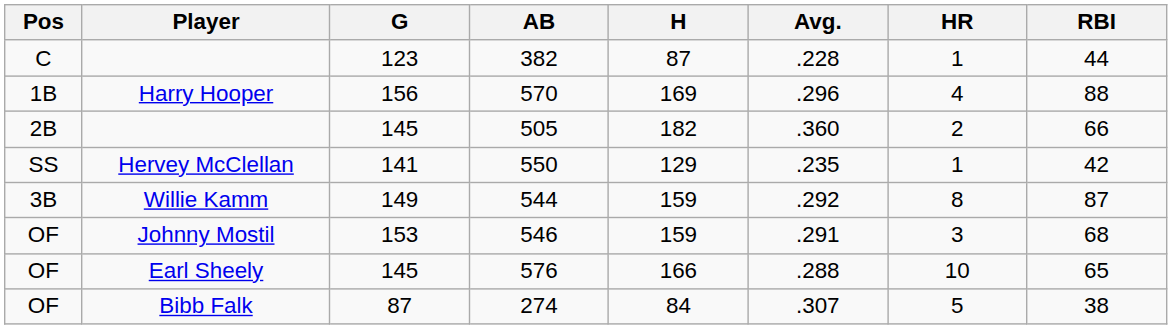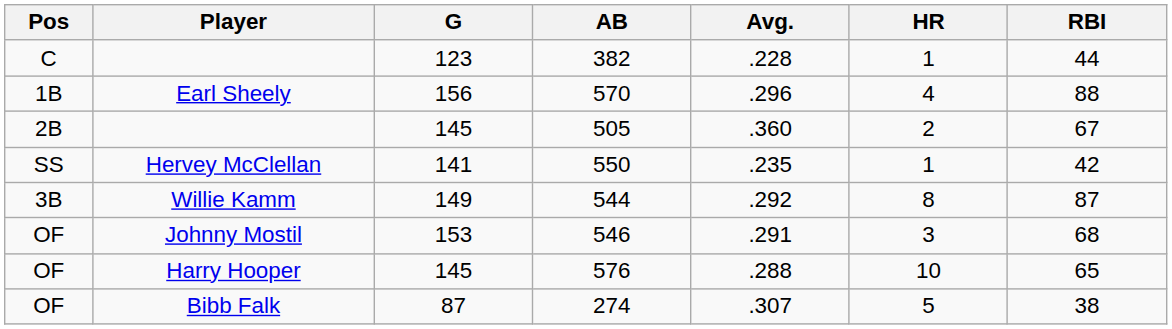- column: (678, 22)
(206, 93) Harry Hooper -> (233, 93) Earl Sheely
(1097, 128) 66 -> (1087, 128) 67
(206, 270) Earl Sheely -> (233, 270) Harry Hooper
